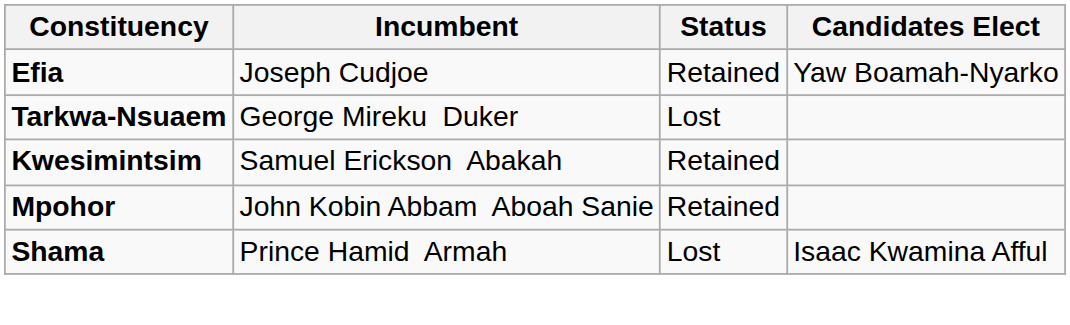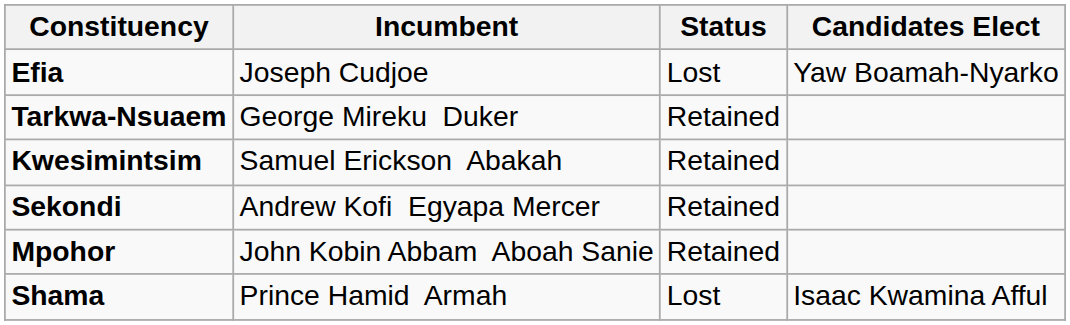(723, 71) Retained -> (694, 71) Lost
(694, 116) Lost -> (723, 116) Retained
+ row: (66, 206)
